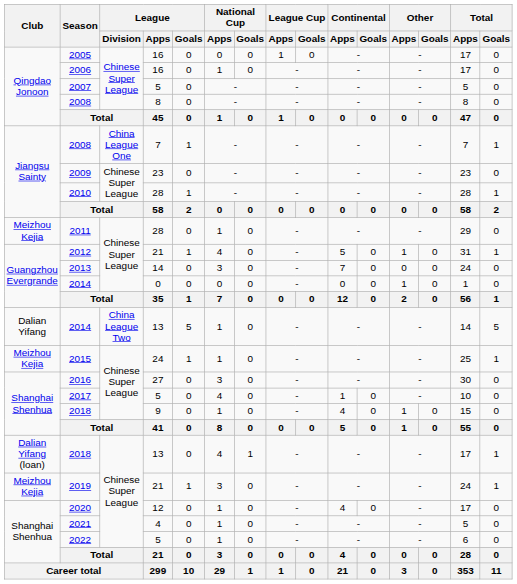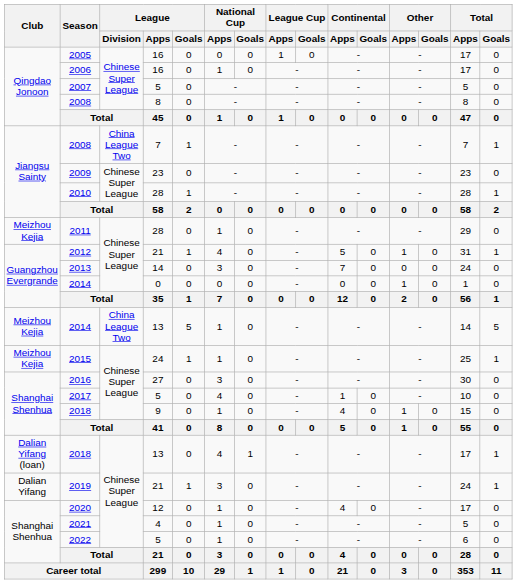(122, 144) China League One -> (122, 144) China League Two
(32, 326) Dalian Yifang -> (32, 326) Meizhou Kejia
(32, 486) Meizhou Kejia -> (32, 486) Dalian Yifang
